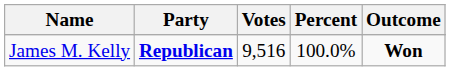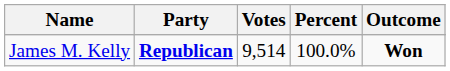(264, 50) 9,516 -> (264, 50) 9,514
